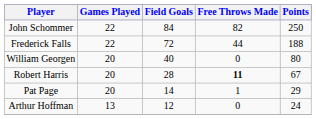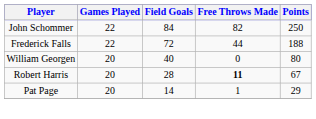- row: (41, 106)
